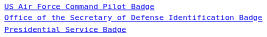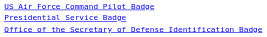rows swapped: (133, 18) <-> (65, 29)
